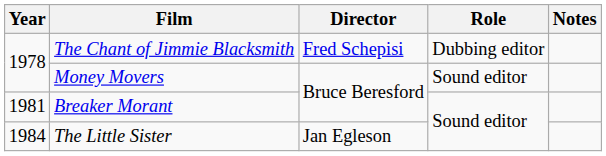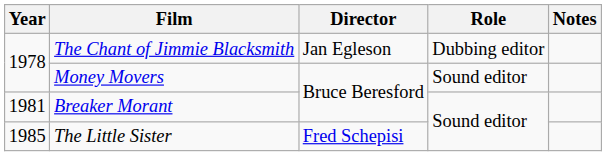(353, 48) Fred Schepisi -> (347, 48) Jan Egleson
(27, 135) 1984 -> (27, 135) 1985
(347, 135) Jan Egleson -> (353, 135) Fred Schepisi
